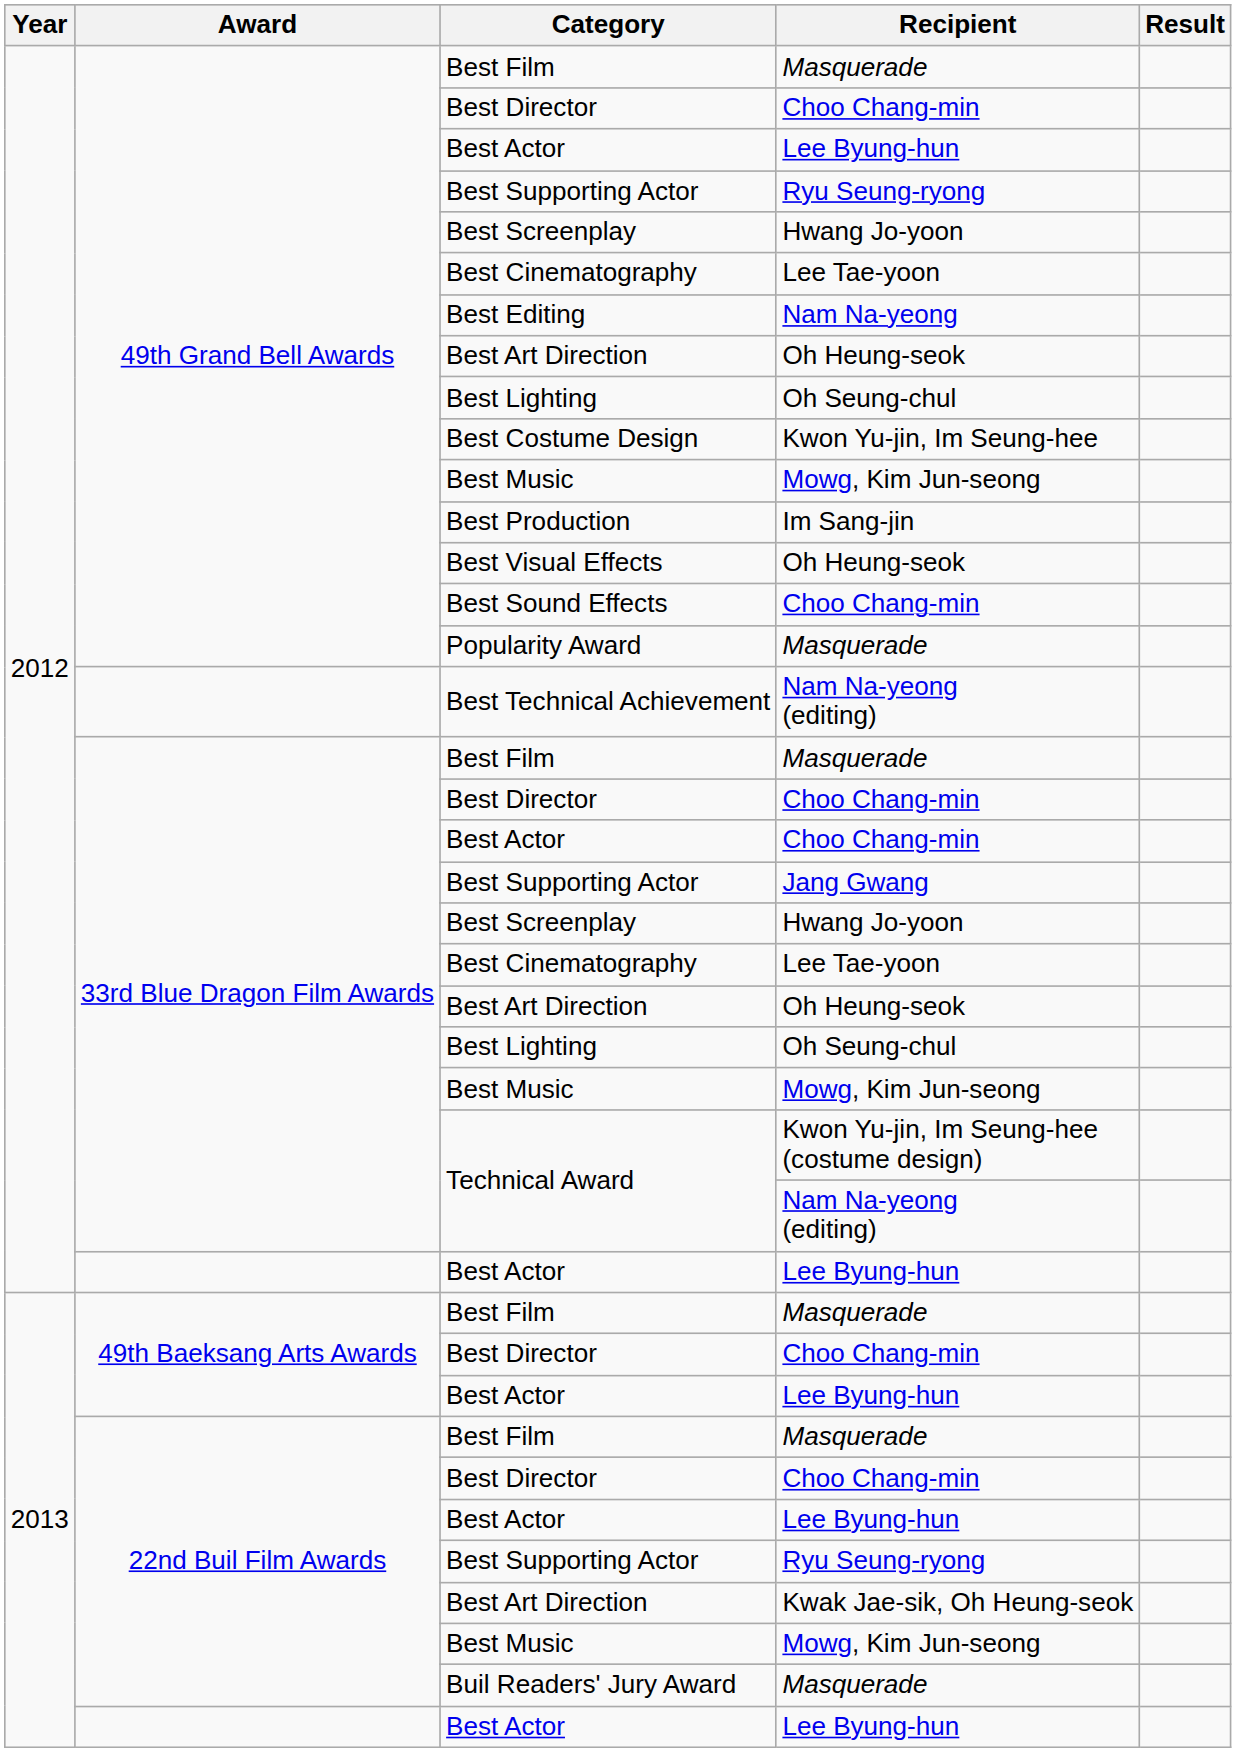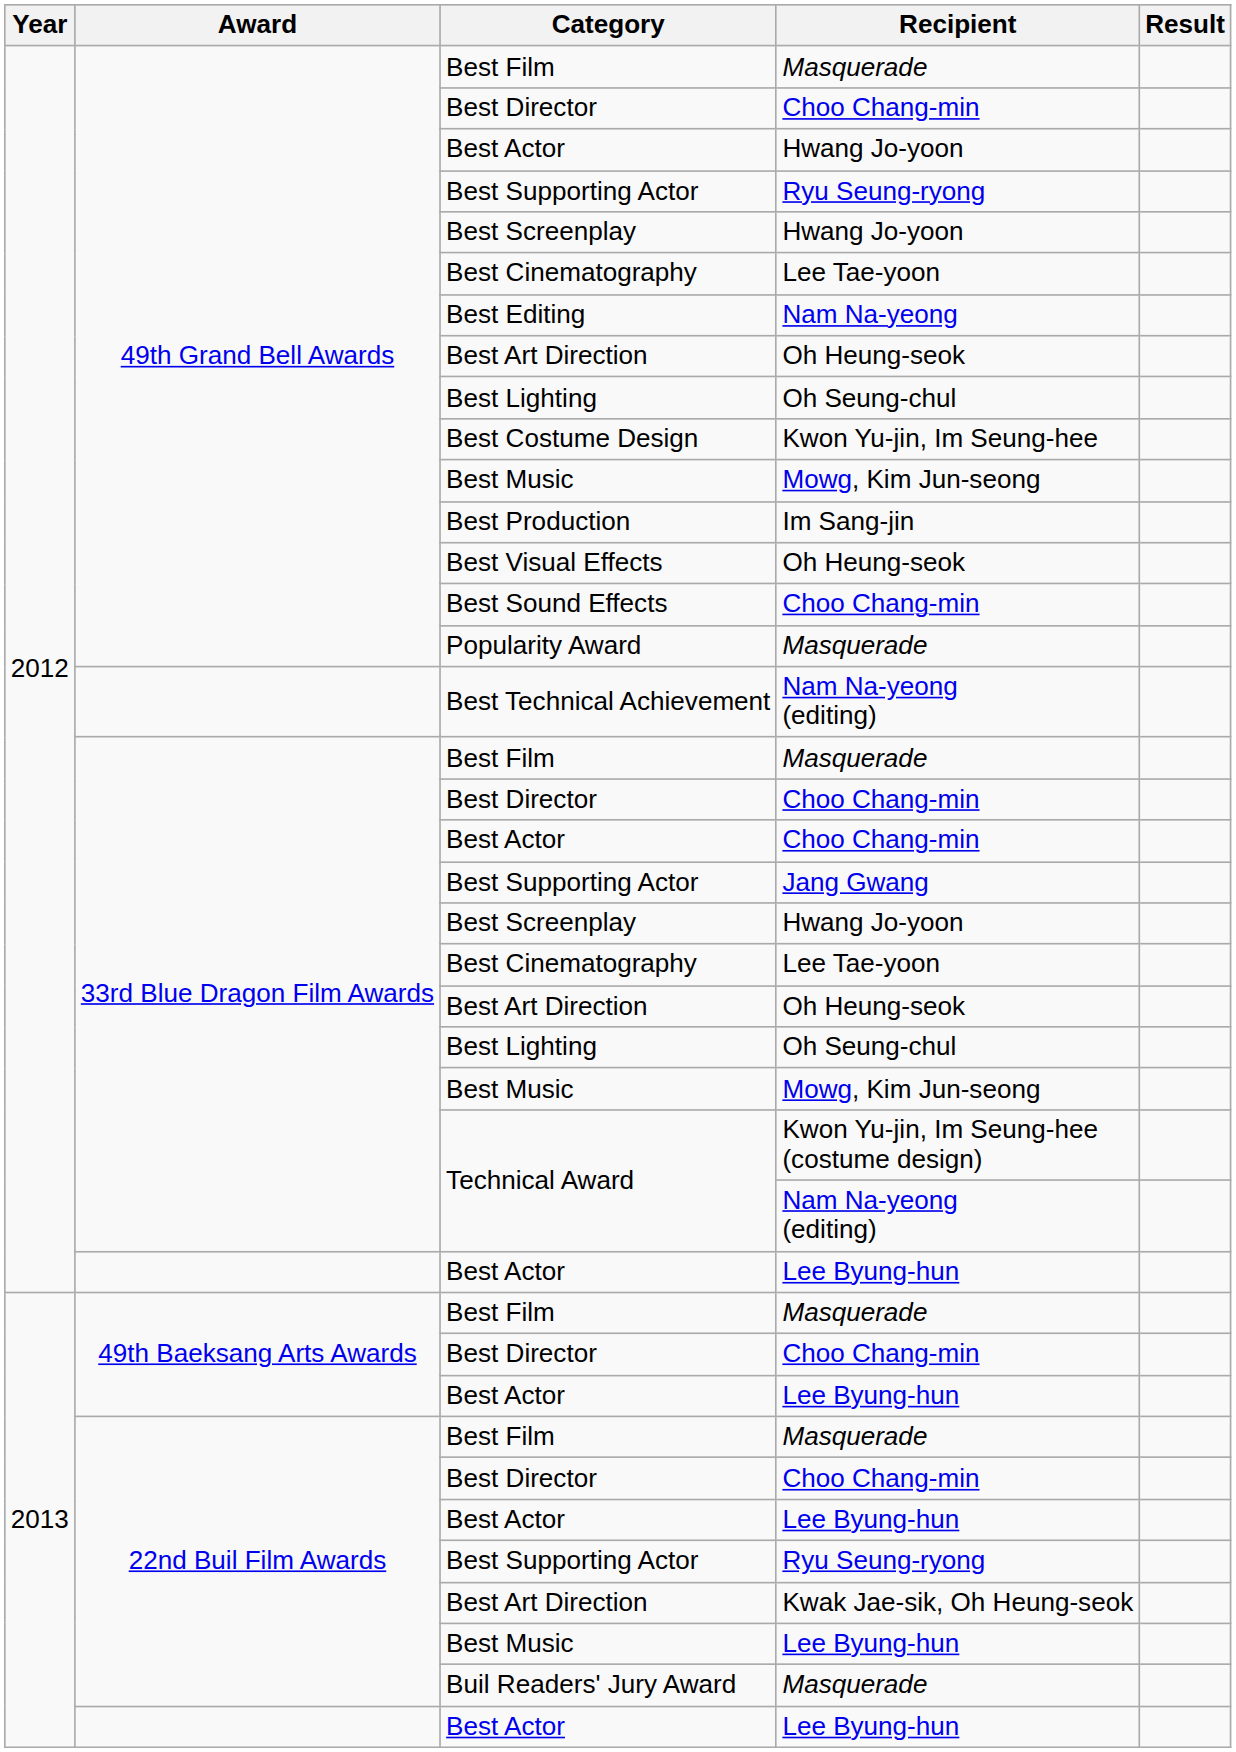(871, 149) Lee Byung-hun -> (873, 149) Hwang Jo-yoon
(911, 1643) Mowg, Kim Jun-seong -> (871, 1643) Lee Byung-hun
